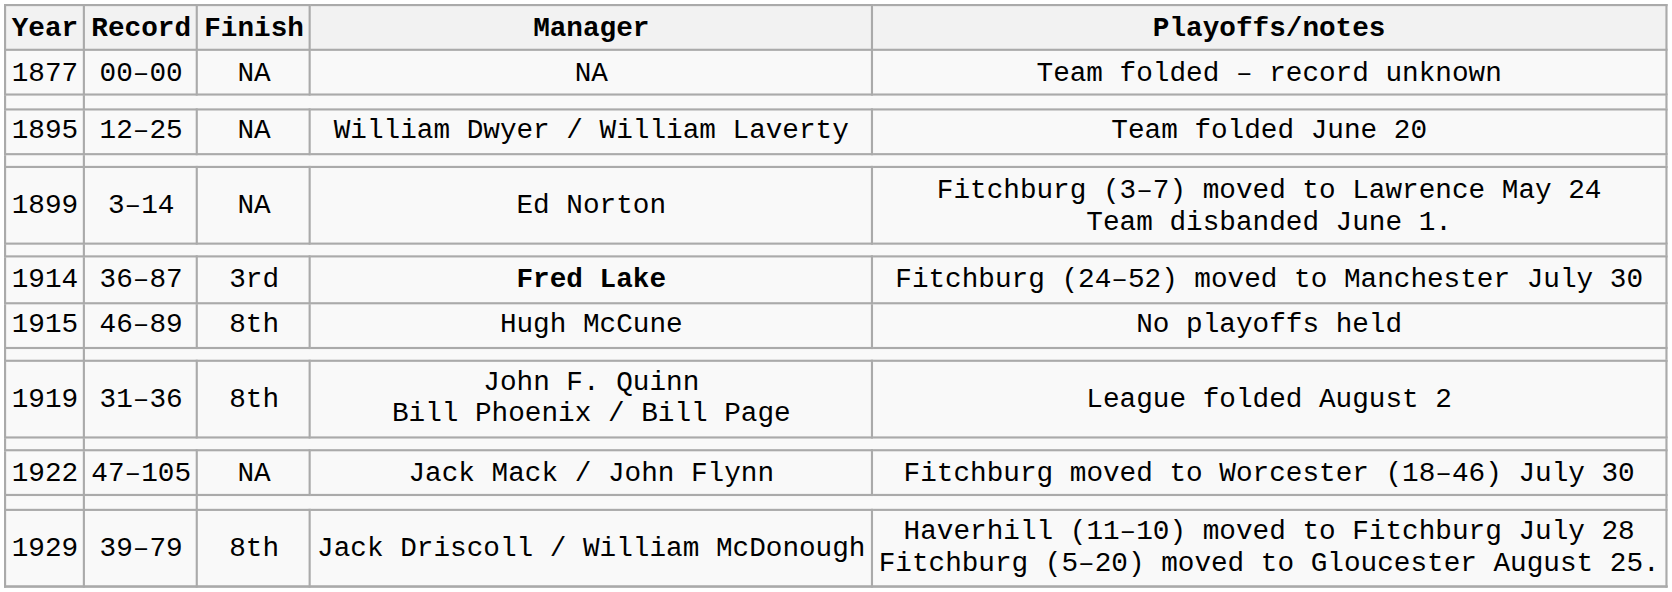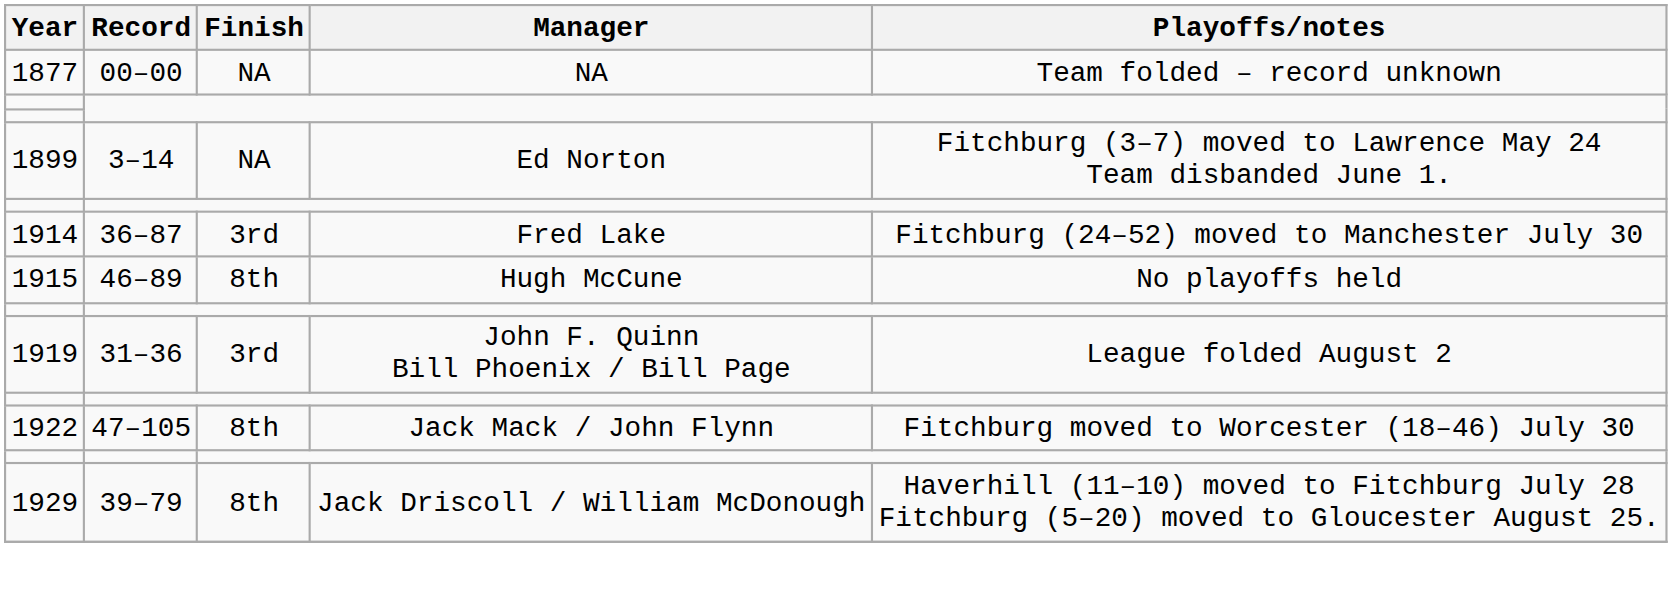- row: (45, 131)
(591, 280) bold -> (591, 235) normal
(254, 399) 8th -> (254, 354) 3rd
(254, 473) NA -> (254, 428) 8th
